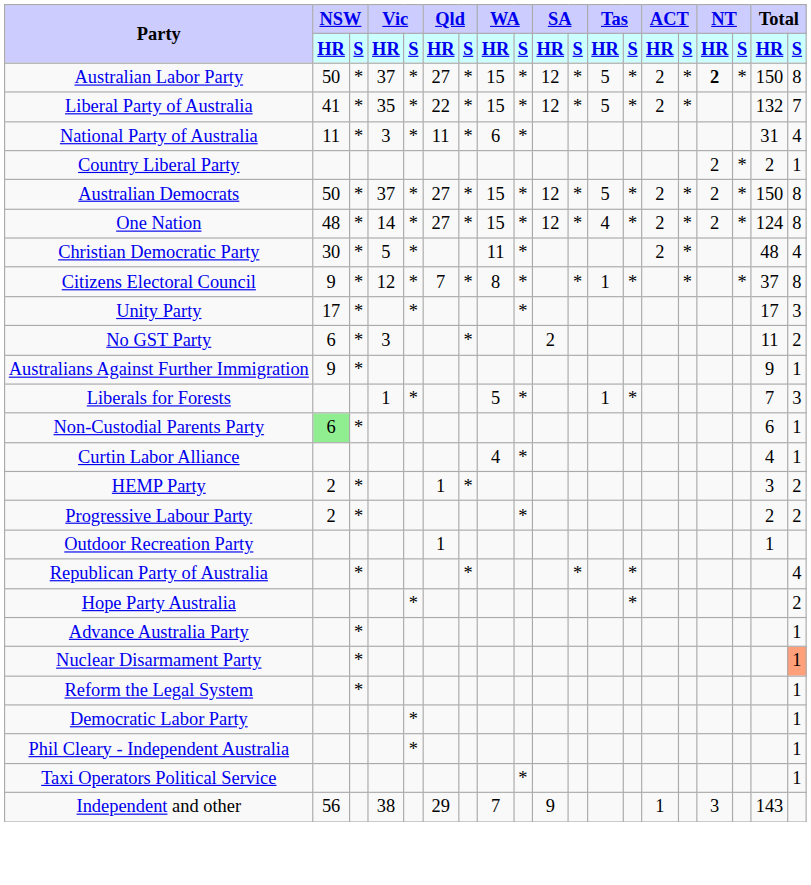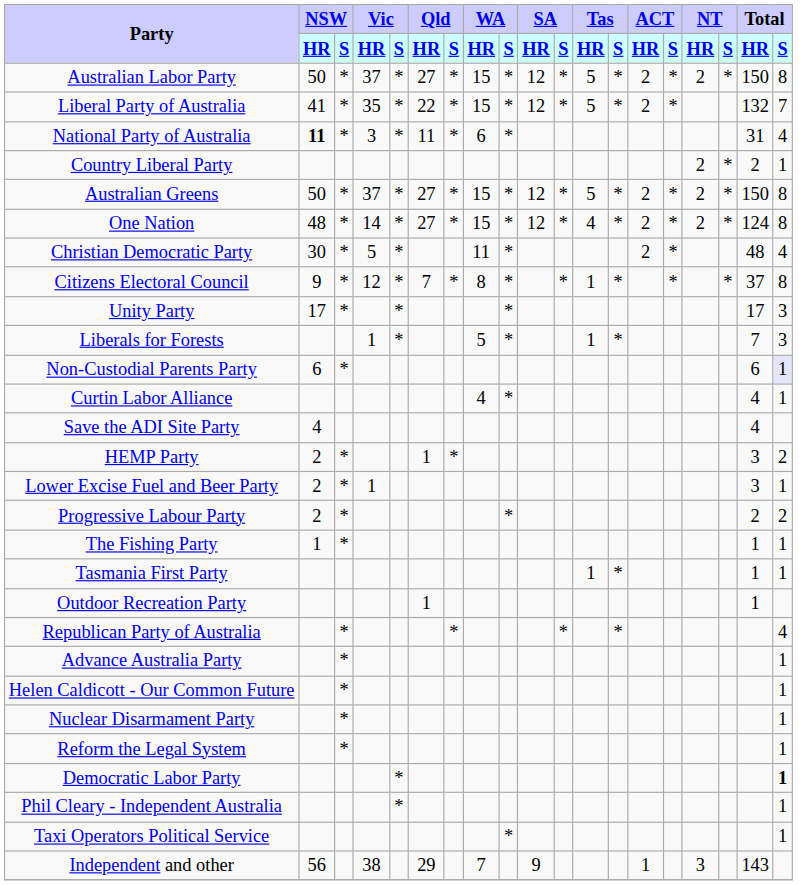(715, 77) bold -> (700, 77) normal
(331, 135) normal -> (317, 135) bold
- row: (159, 194)
+ row: (152, 194)
- row: (159, 340)
- row: (159, 369)
(331, 427) lightgreen background -> (317, 369) no background
(797, 427) no background -> (783, 369) lavender background
+ row: (152, 427)
+ row: (152, 485)
+ row: (152, 544)
+ row: (152, 573)
- row: (159, 602)
+ row: (152, 690)
(797, 661) lightsalmon background -> (783, 719) no background
(797, 719) normal -> (783, 777) bold
